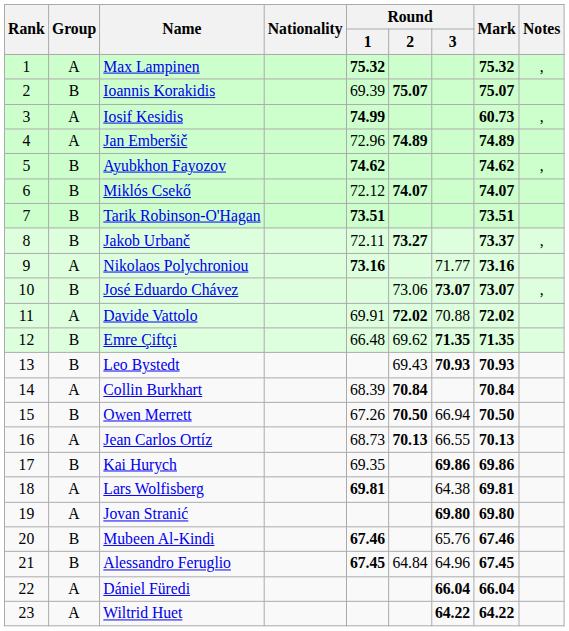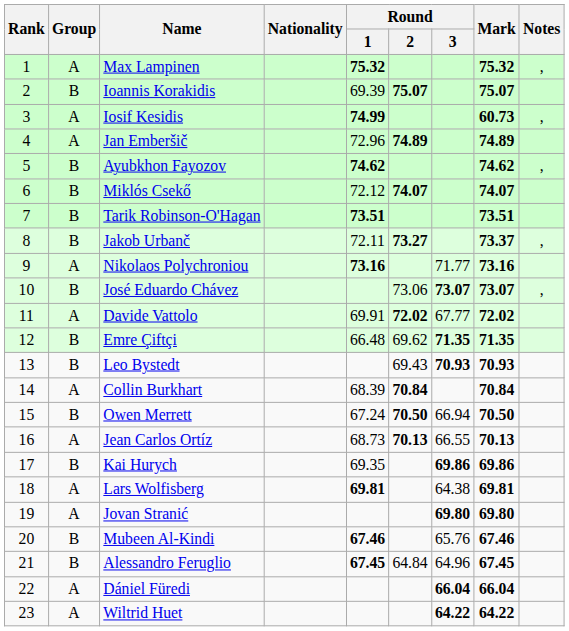(453, 315) 70.88 -> (453, 315) 67.77
(368, 414) 67.26 -> (368, 414) 67.24
